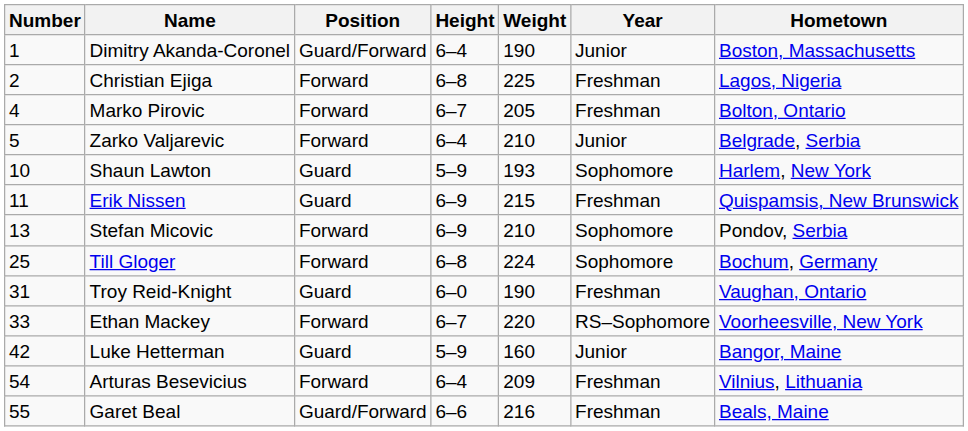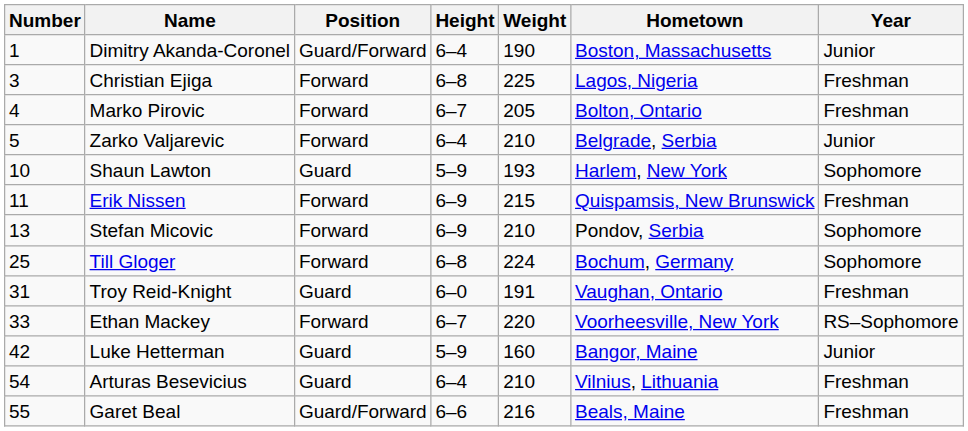columns swapped: (643, 20) <-> (839, 20)
(14, 80) 2 -> (14, 80) 3
(325, 200) Guard -> (334, 200) Forward
(519, 291) 190 -> (519, 291) 191
(334, 381) Forward -> (325, 381) Guard
(519, 381) 209 -> (519, 381) 210
